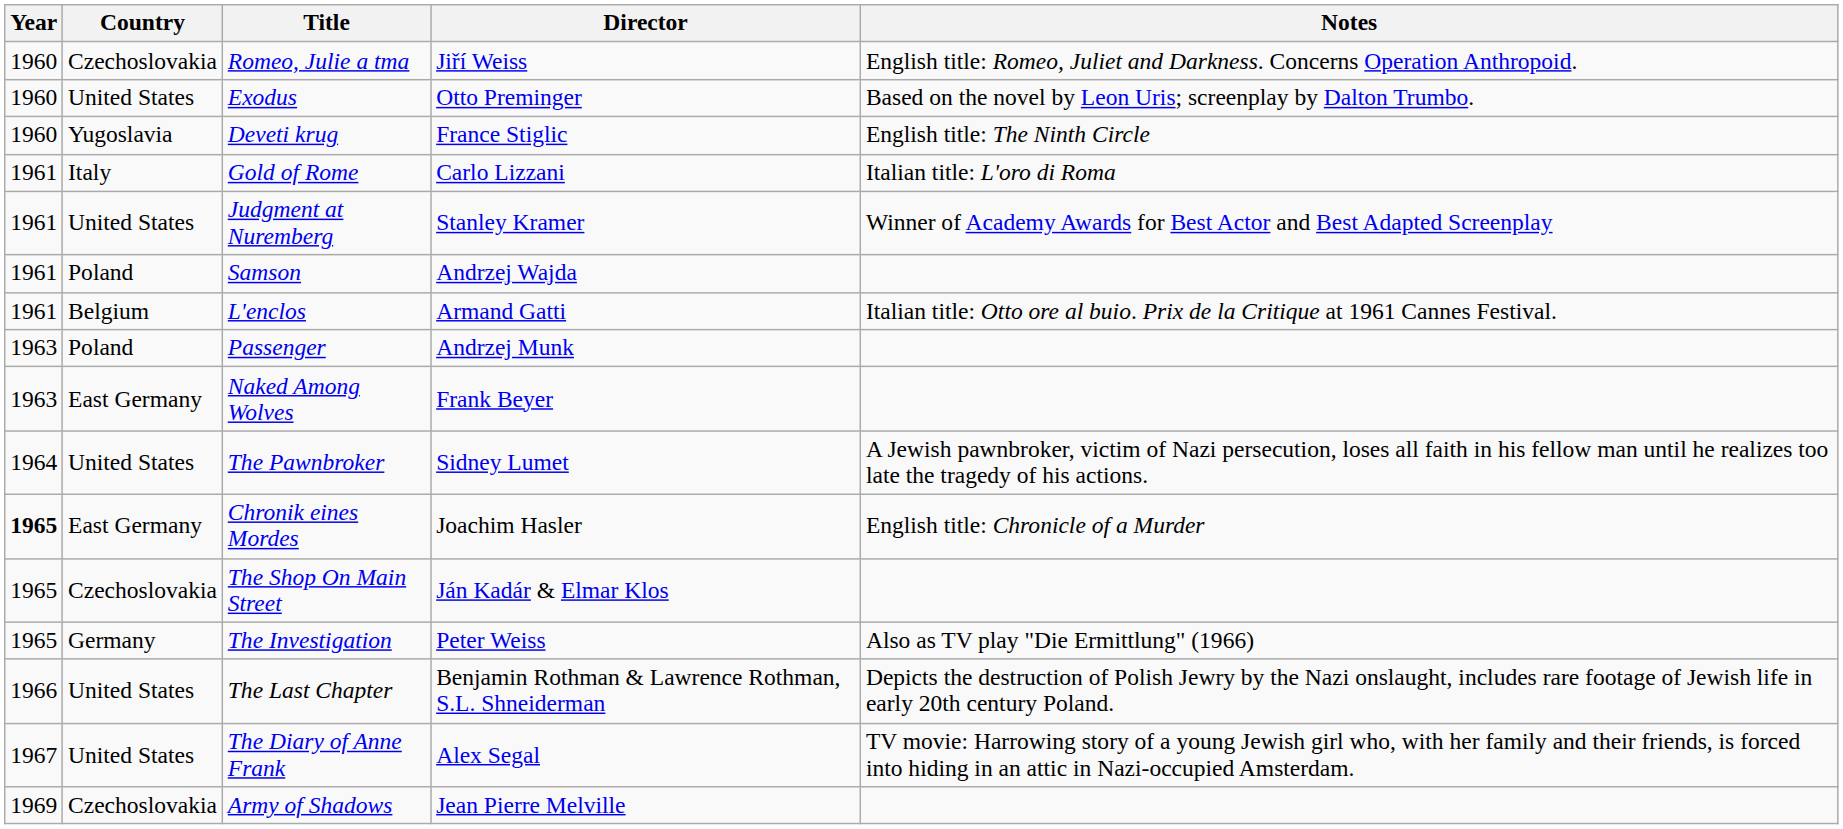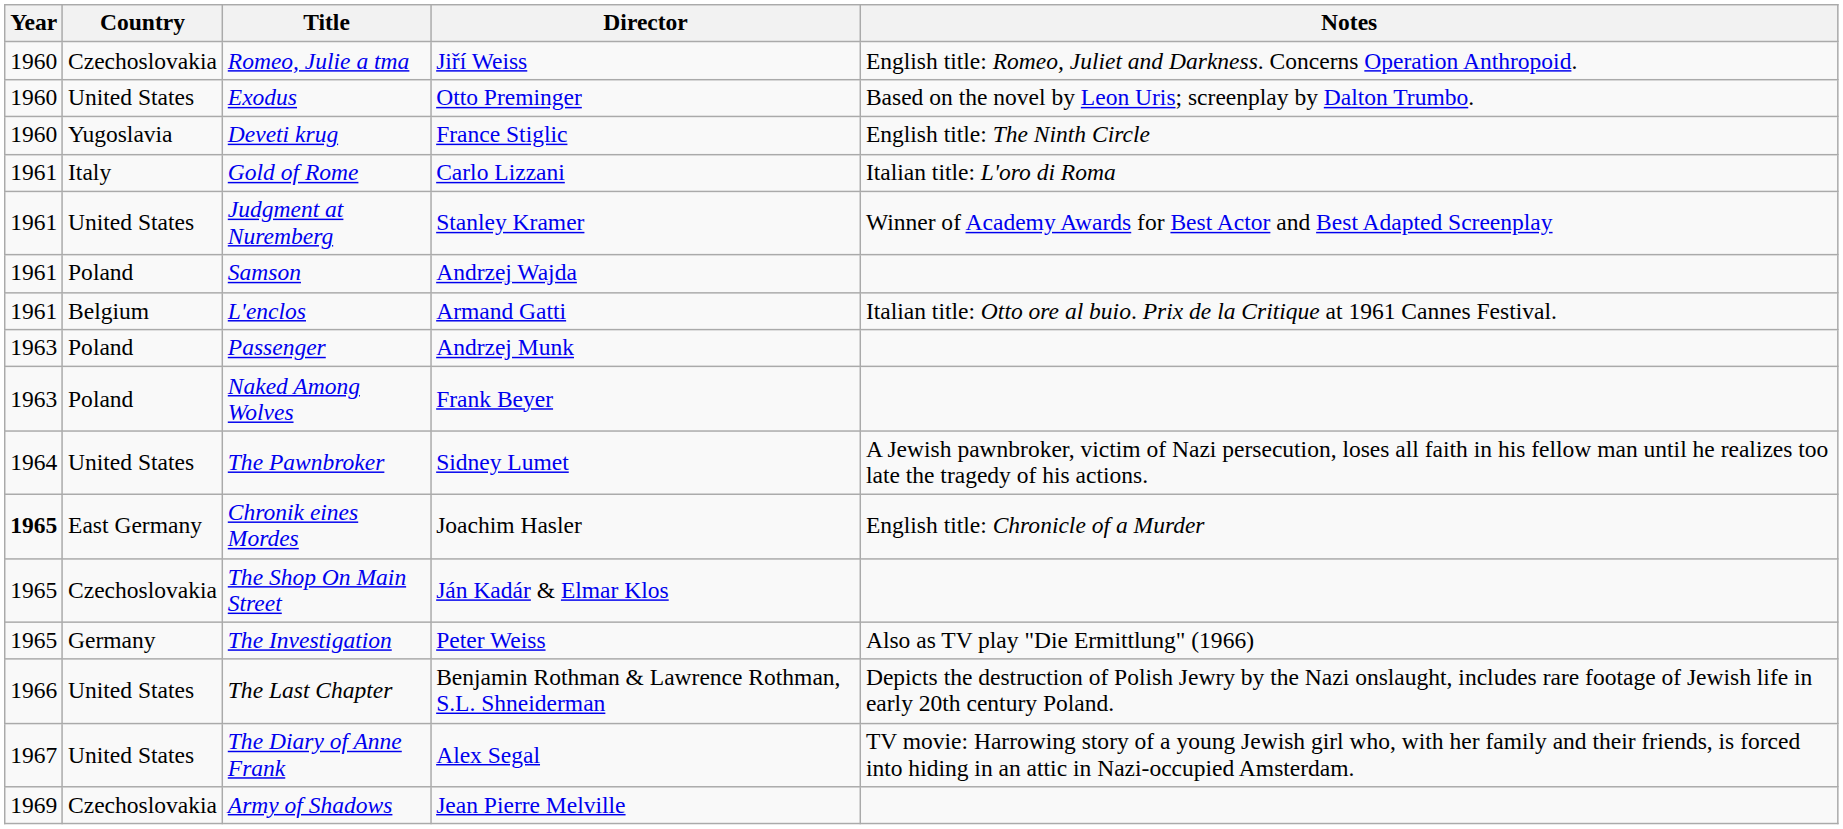(135, 398) East Germany -> (101, 398) Poland
